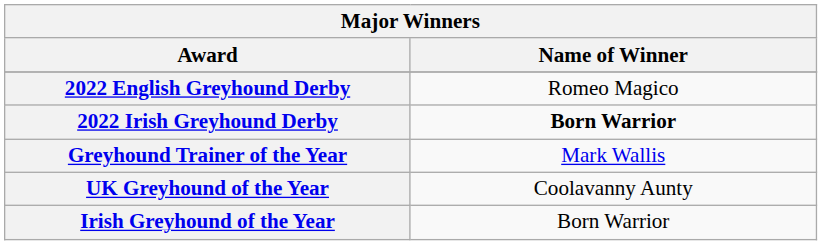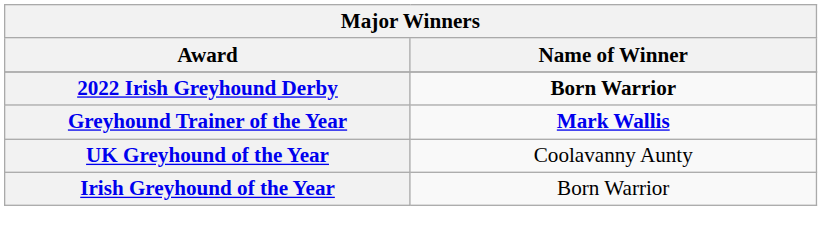- row: (208, 88)
(613, 155) normal -> (613, 121) bold
